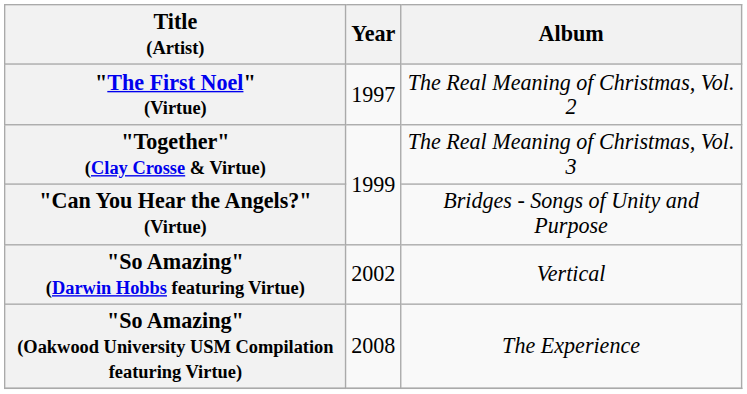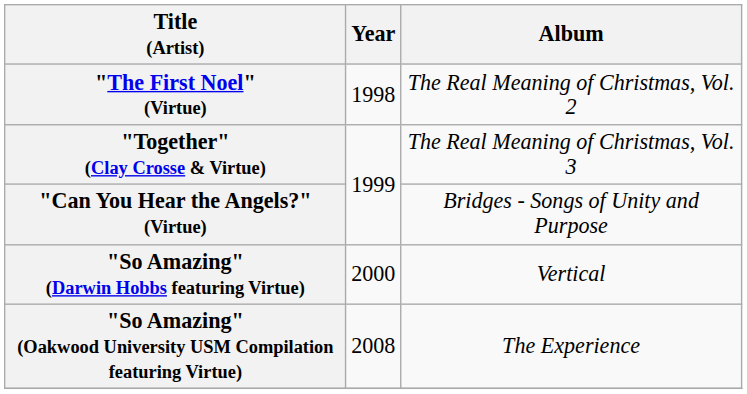(373, 94) 1997 -> (373, 94) 1998
(373, 273) 2002 -> (373, 273) 2000
